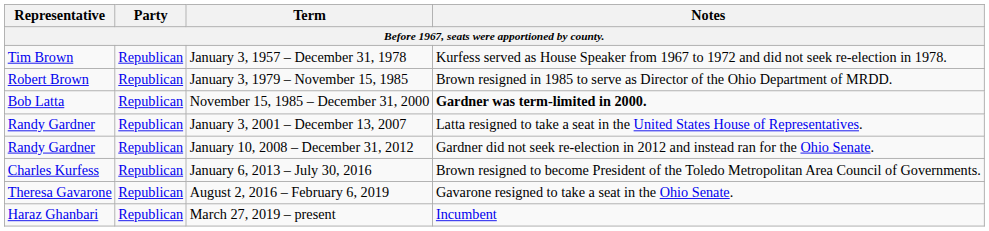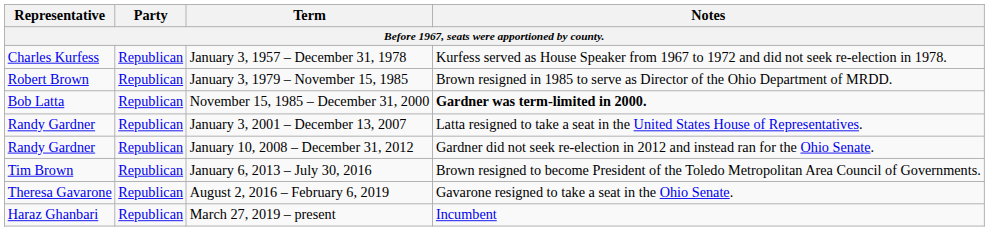(41, 57) Tim Brown -> (53, 57) Charles Kurfess
(53, 170) Charles Kurfess -> (41, 170) Tim Brown
